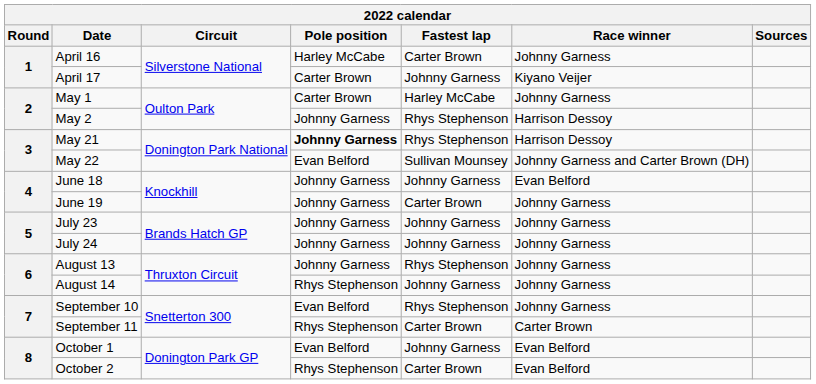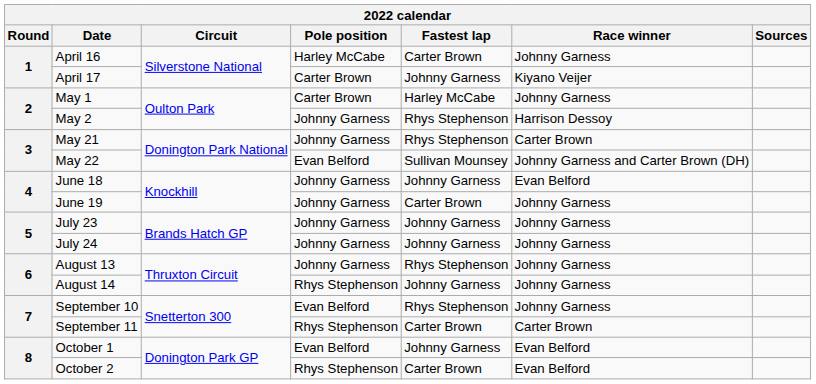(346, 139) bold -> (342, 139) normal
(563, 139) Harrison Dessoy -> (553, 139) Carter Brown
